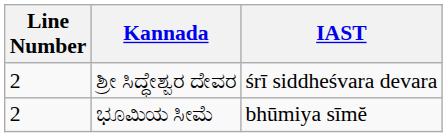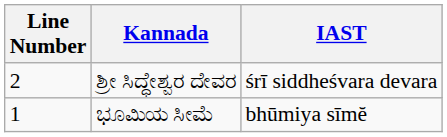(15, 114) 2 -> (15, 114) 1
